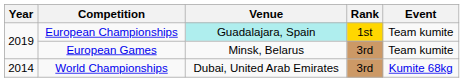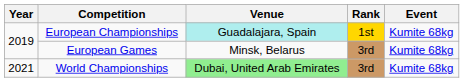(421, 32) Team kumite -> (421, 32) Kumite 68kg
(421, 50) Team kumite -> (421, 50) Kumite 68kg
(21, 68) 2014 -> (21, 68) 2021
(266, 68) no background -> (267, 68) lightgreen background
